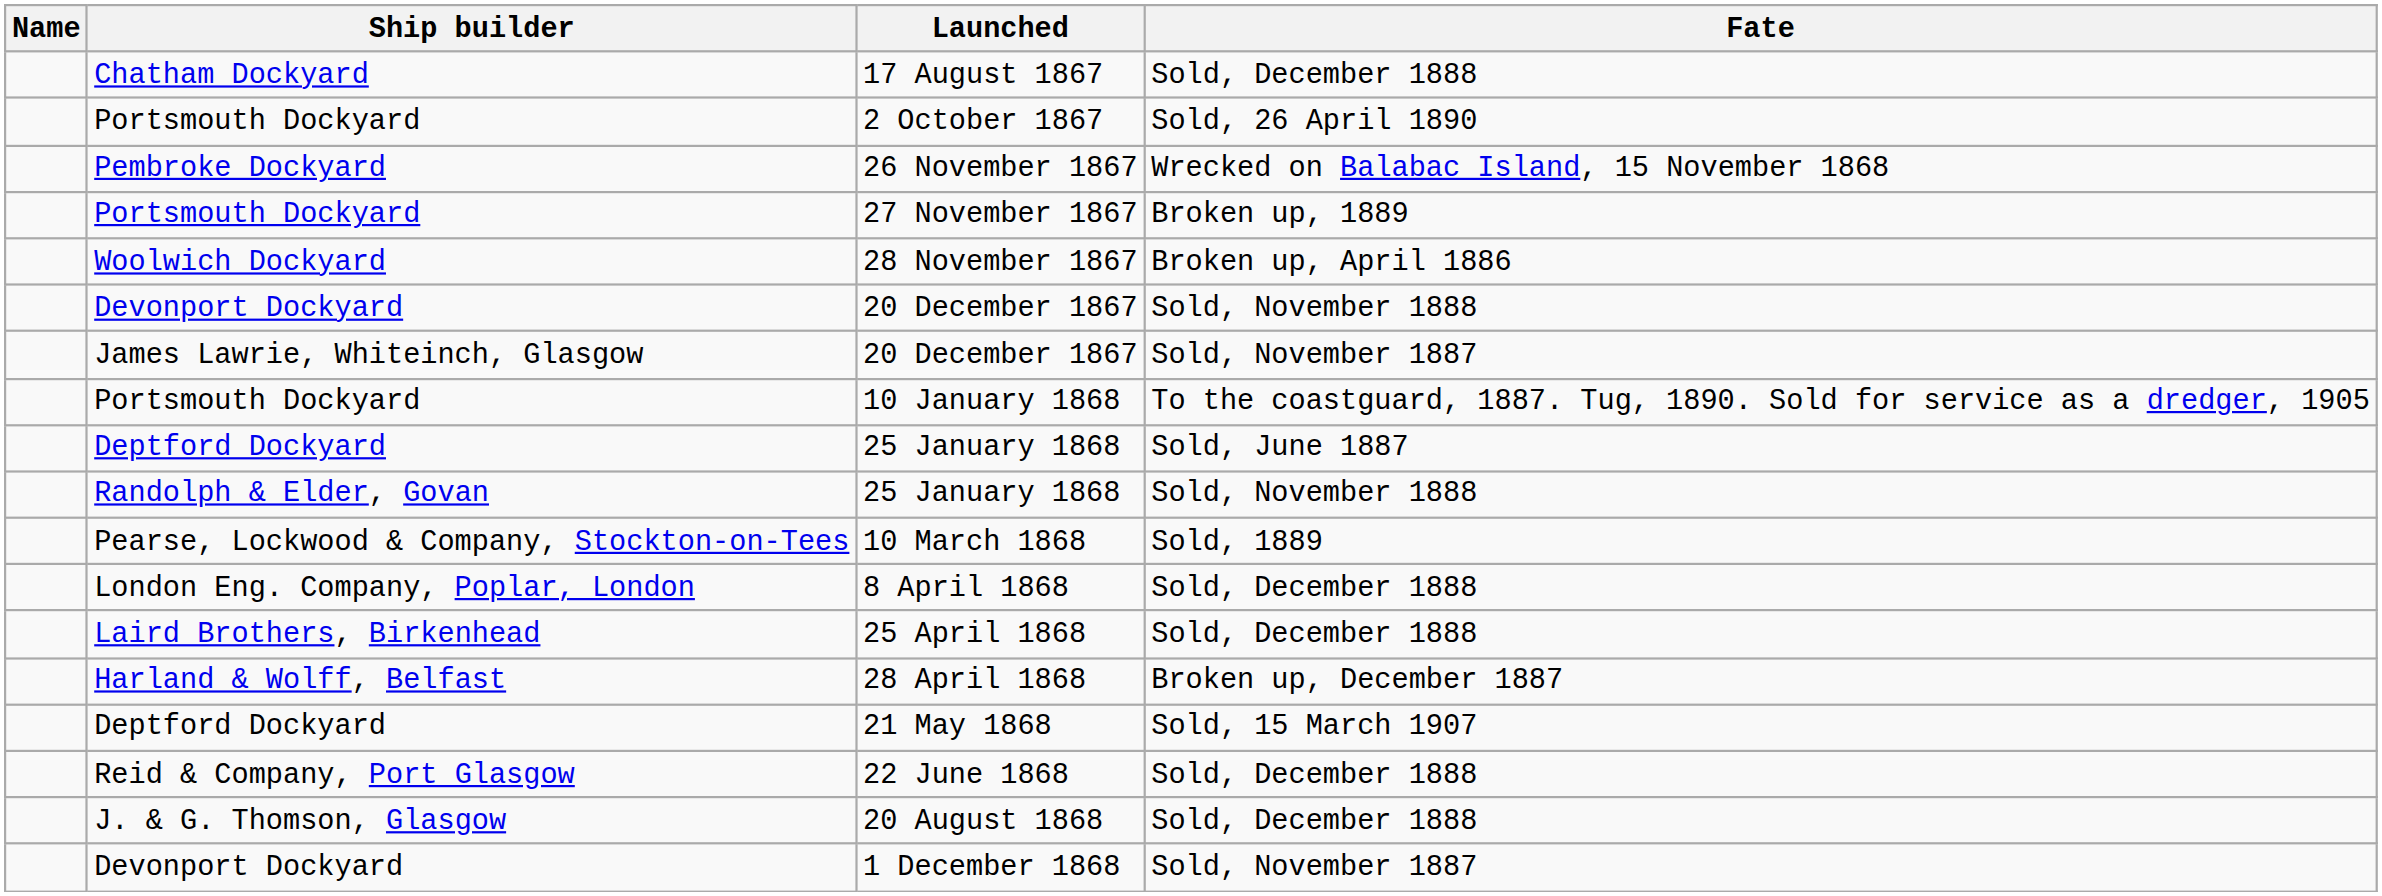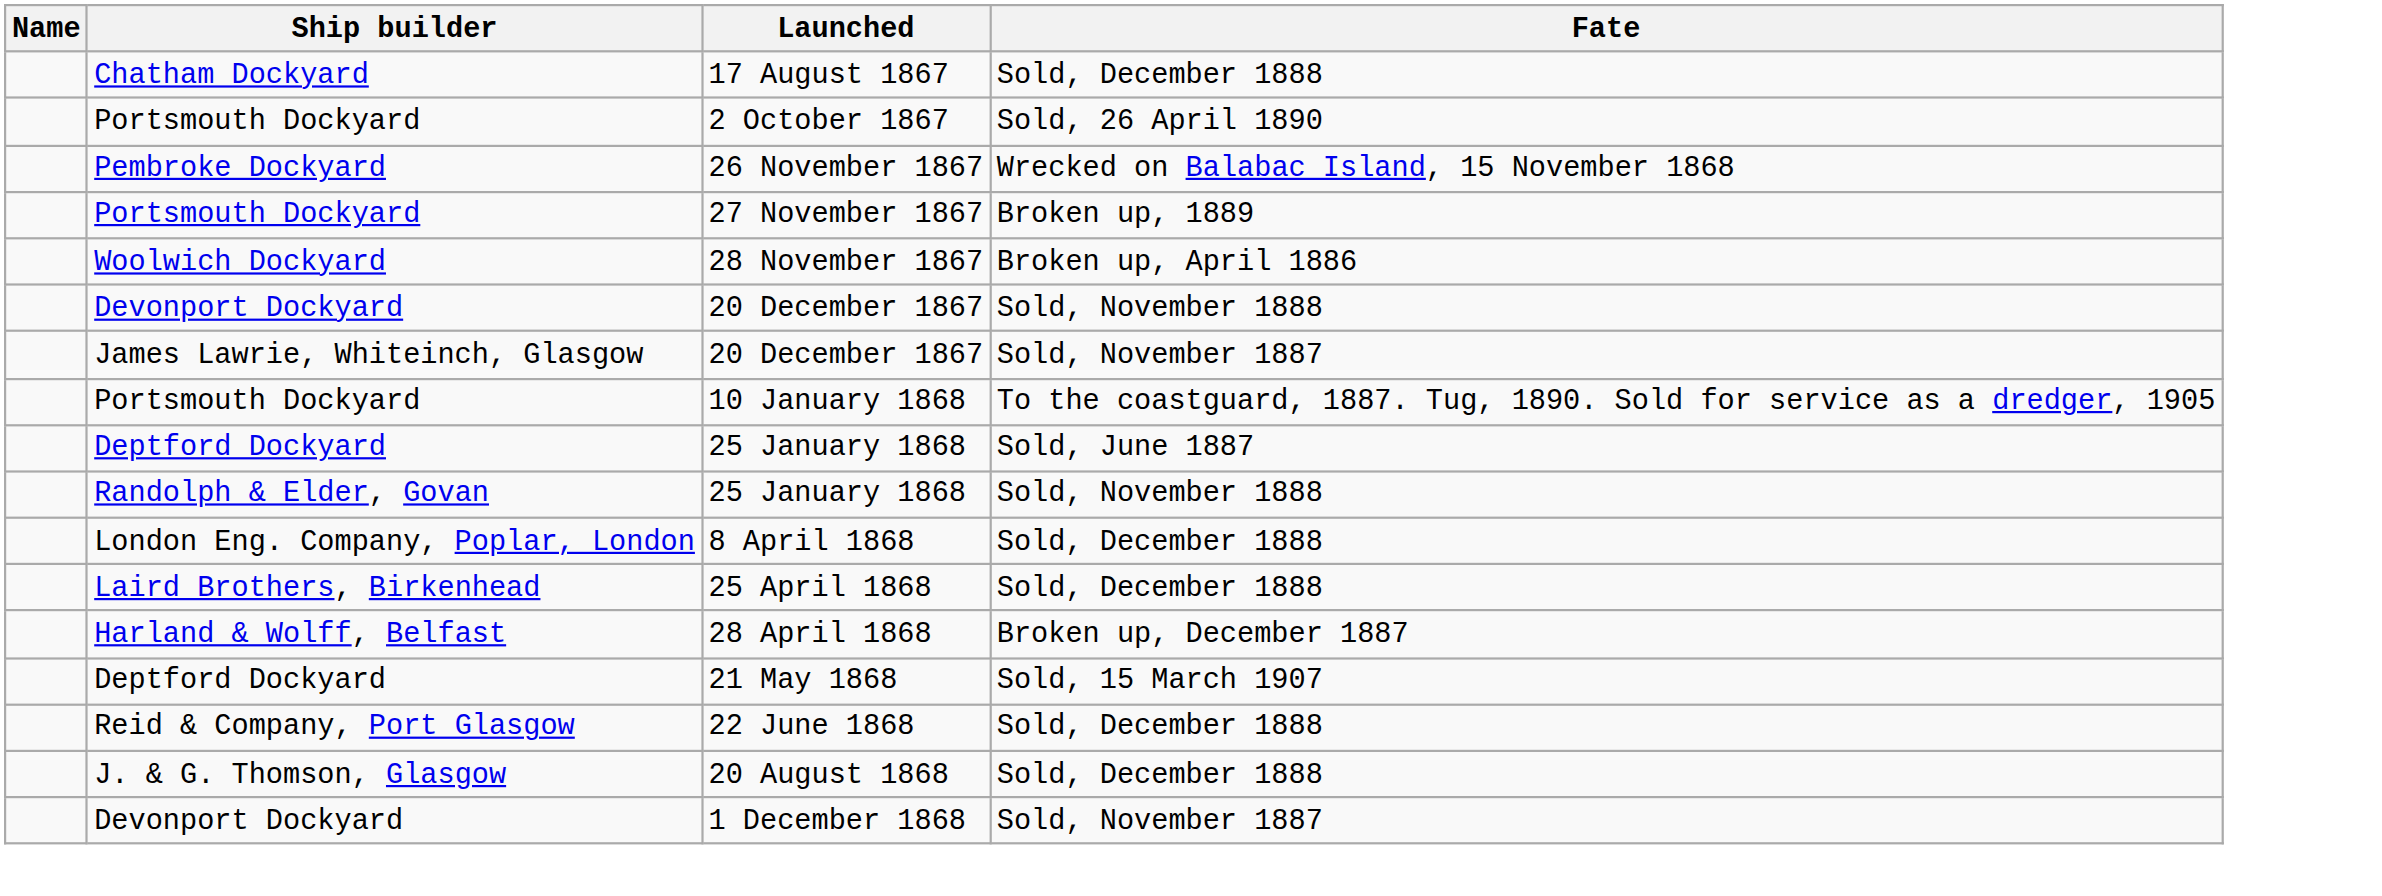- row: (975, 541)
